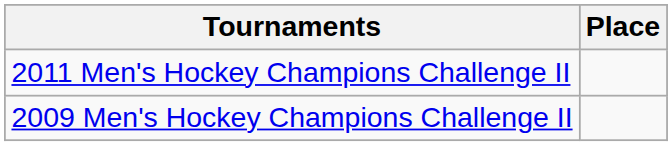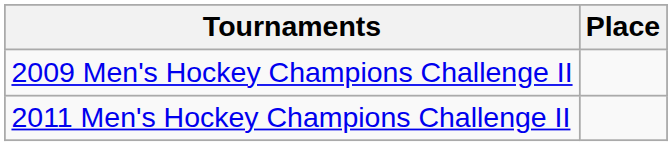rows swapped: (292, 117) <-> (291, 72)
